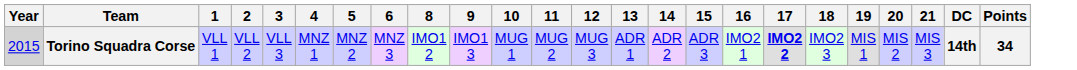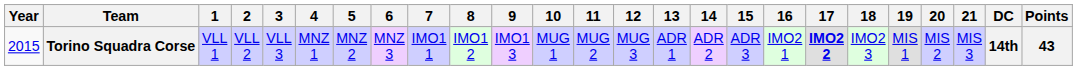+ column: (429, 15)
(24, 46) lightgrey background -> (24, 46) no background
(1005, 46) 34 -> (1047, 46) 43
